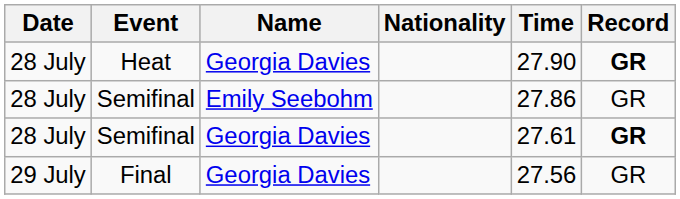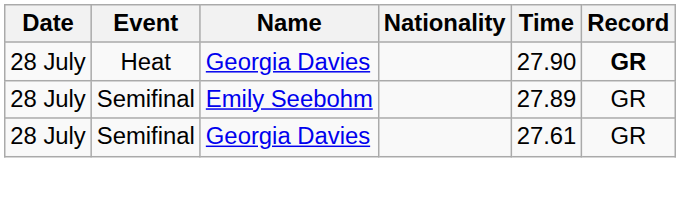(546, 99) 27.86 -> (546, 99) 27.89
(628, 136) bold -> (628, 136) normal
- row: (146, 174)
